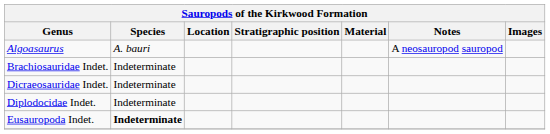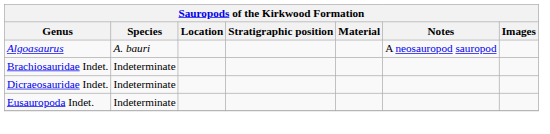- row: (51, 102)
(148, 119) bold -> (145, 102) normal
